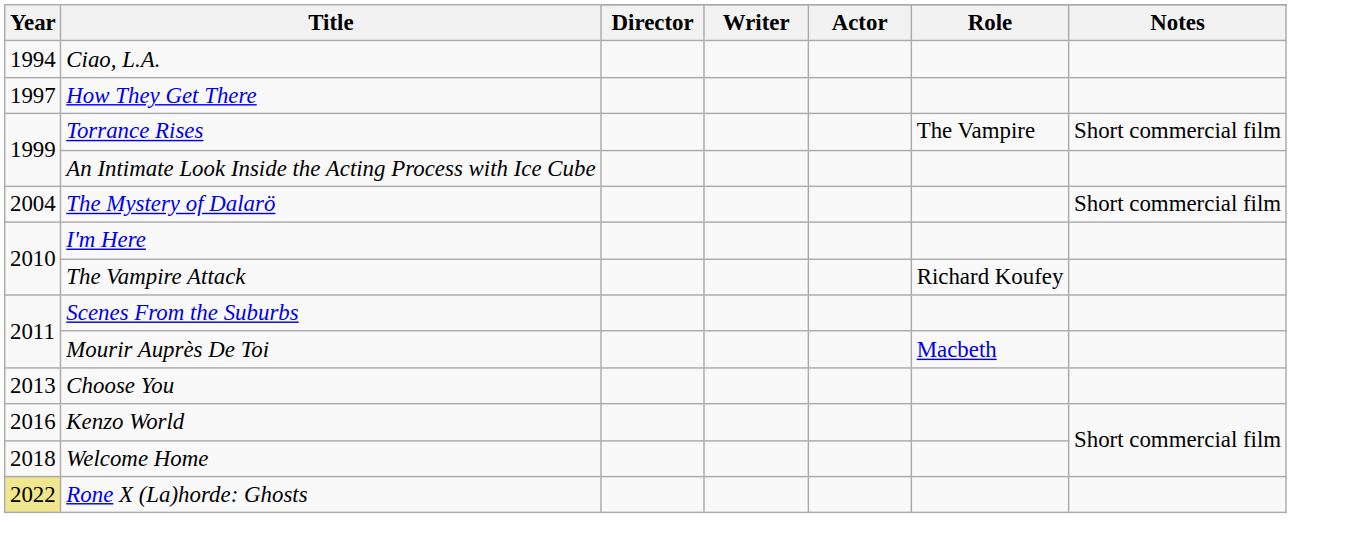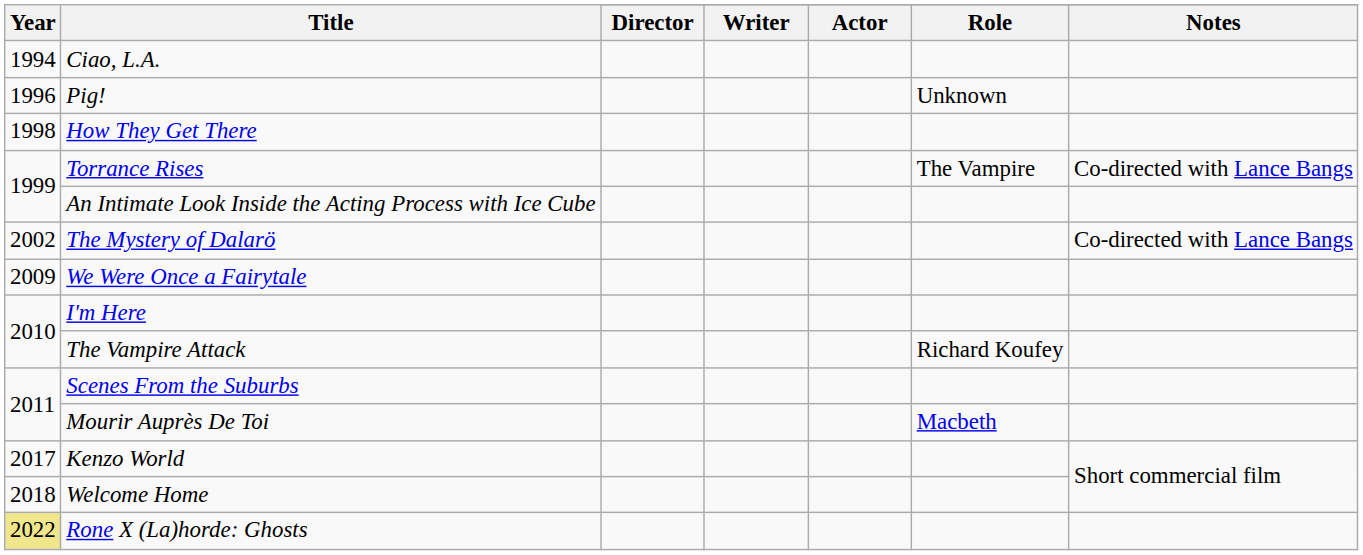+ row: (86, 95)
(33, 95) 1997 -> (33, 131) 1998
(1178, 131) Short commercial film -> (1213, 167) Co-directed with Lance Bangs
(33, 204) 2004 -> (33, 240) 2002
(1178, 204) Short commercial film -> (1213, 240) Co-directed with Lance Bangs
+ row: (186, 276)
- row: (120, 385)
(33, 421) 2016 -> (33, 458) 2017
